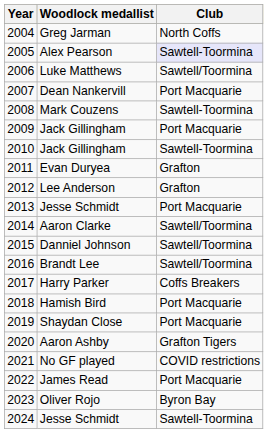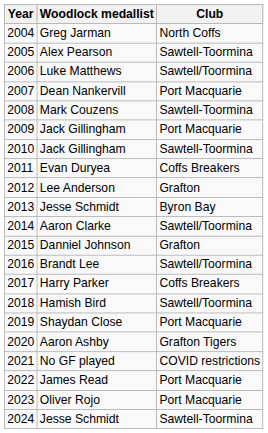(206, 52) lavender background -> (206, 52) no background
(180, 168) Grafton -> (200, 168) Coffs Breakers
(201, 206) Port Macquarie -> (187, 206) Byron Bay
(206, 245) Sawtell/Toormina -> (180, 245) Grafton
(201, 303) Port Macquarie -> (206, 303) Sawtell/Toormina
(187, 399) Byron Bay -> (201, 399) Port Macquarie
